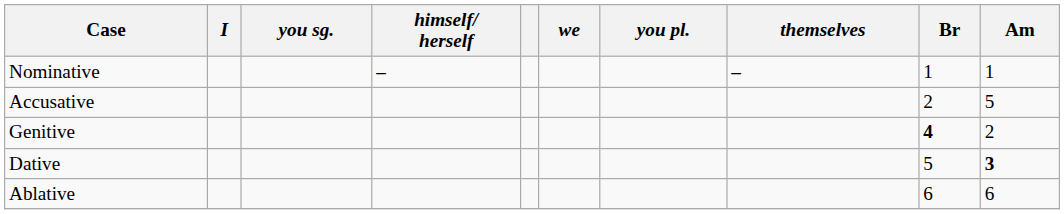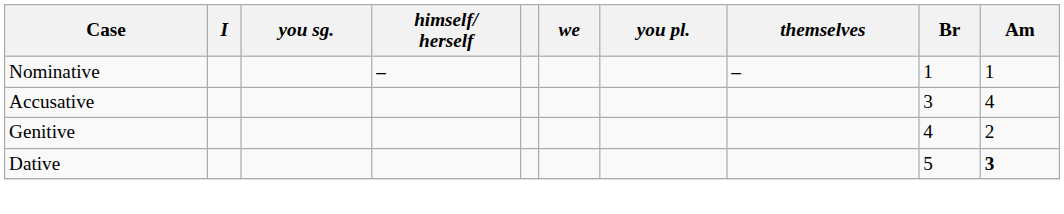(928, 102) 2 -> (928, 102) 3
(990, 102) 5 -> (990, 102) 4
(928, 132) bold -> (928, 132) normal
- row: (42, 193)
